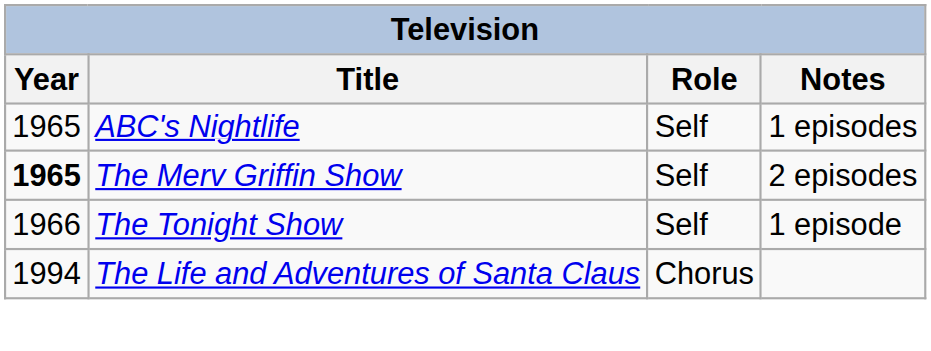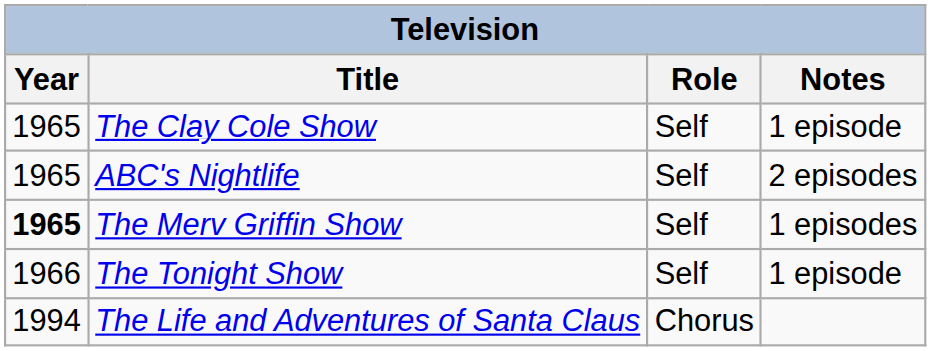+ row: (236, 127)
(843, 127) 1 episodes -> (843, 176) 2 episodes
(843, 176) 2 episodes -> (843, 225) 1 episodes
